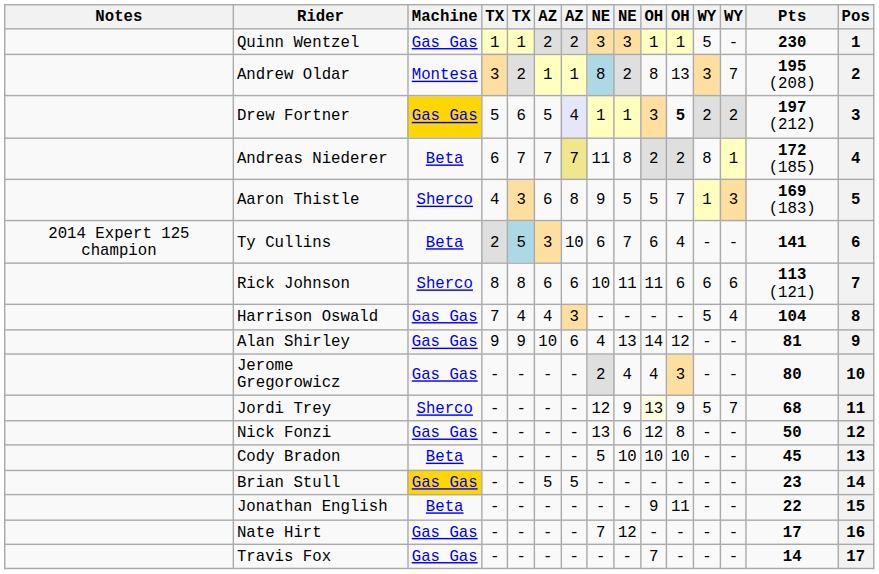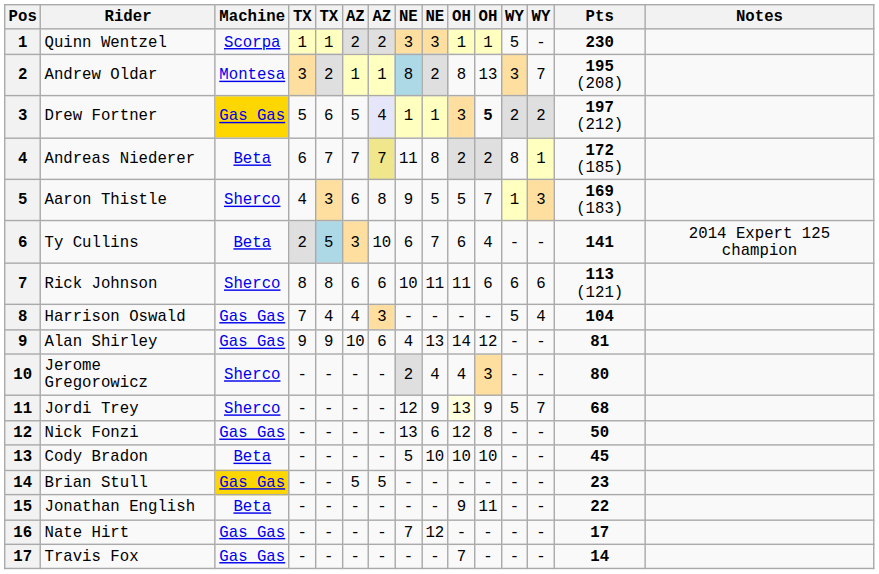columns swapped: (856, 17) <-> (119, 17)
(445, 42) Gas Gas -> (252, 42) Scorpa
(445, 375) Gas Gas -> (252, 375) Sherco
